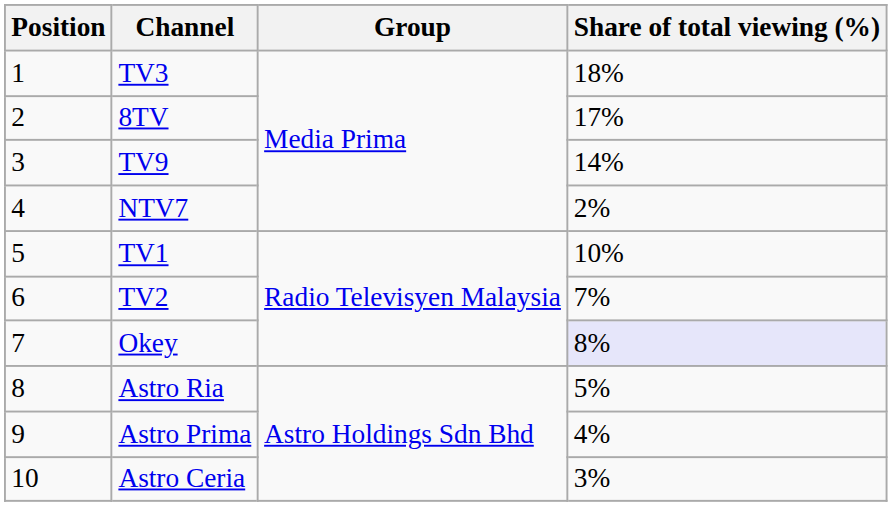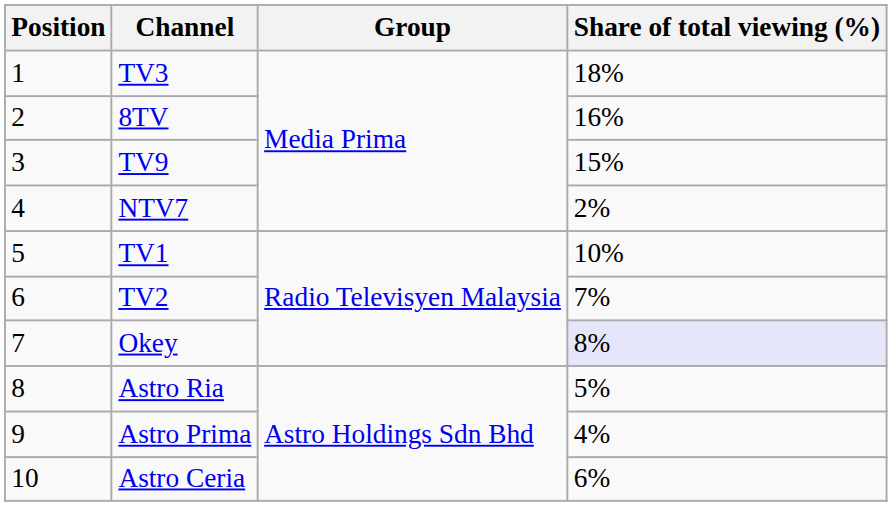(599, 117) 17% -> (599, 117) 16%
(599, 162) 14% -> (599, 162) 15%
(592, 478) 3% -> (592, 478) 6%
